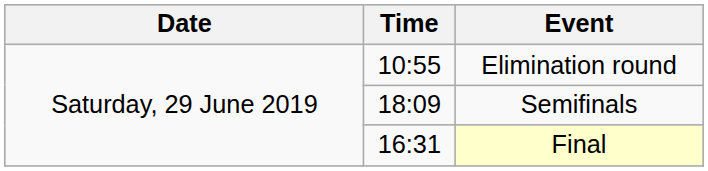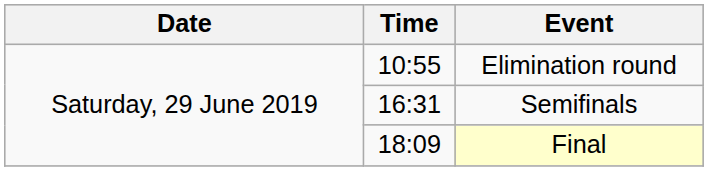(409, 104) 18:09 -> (409, 104) 16:31
(409, 144) 16:31 -> (409, 144) 18:09
